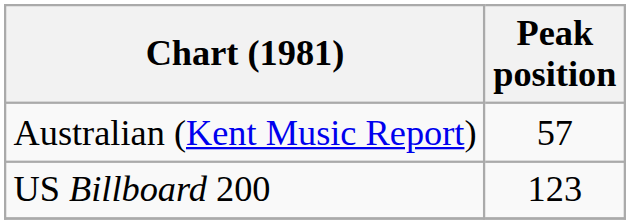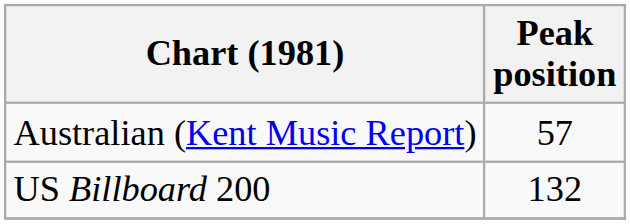(555, 189) 123 -> (555, 189) 132
